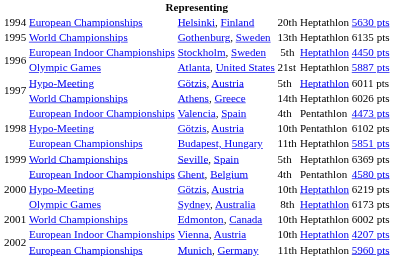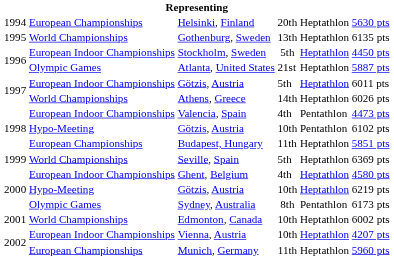(61, 83) Hypo-Meeting -> (102, 83) European Indoor Championships
(324, 174) Pentathlon -> (324, 174) Heptathlon
(324, 204) Heptathlon -> (324, 204) Pentathlon
